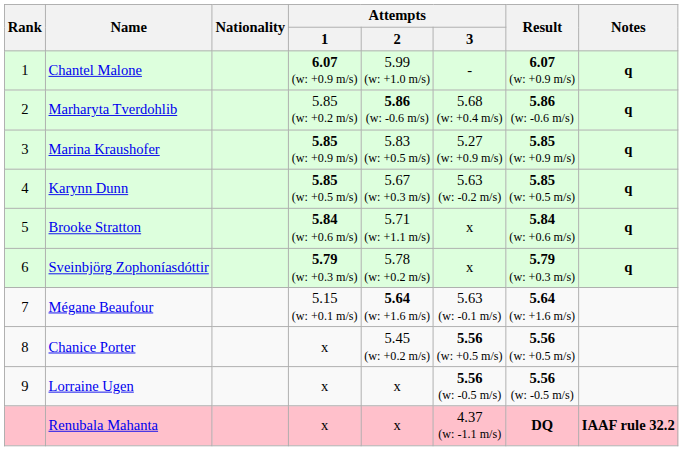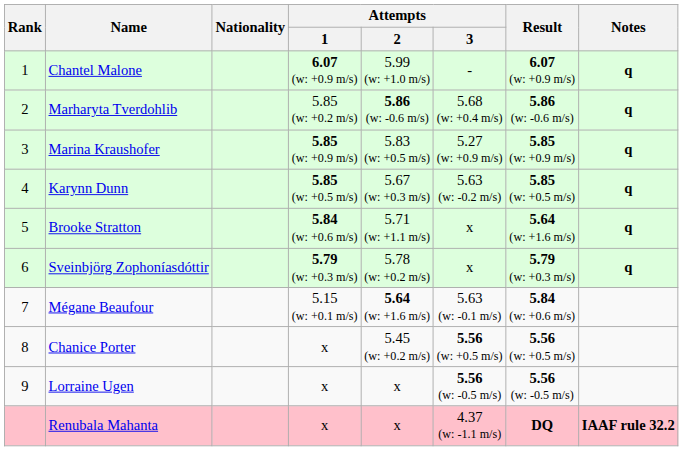(542, 228) 5.84 (w: +0.6 m/s) -> (542, 228) 5.64 (w: +1.6 m/s)
(542, 307) 5.64 (w: +1.6 m/s) -> (542, 307) 5.84 (w: +0.6 m/s)
